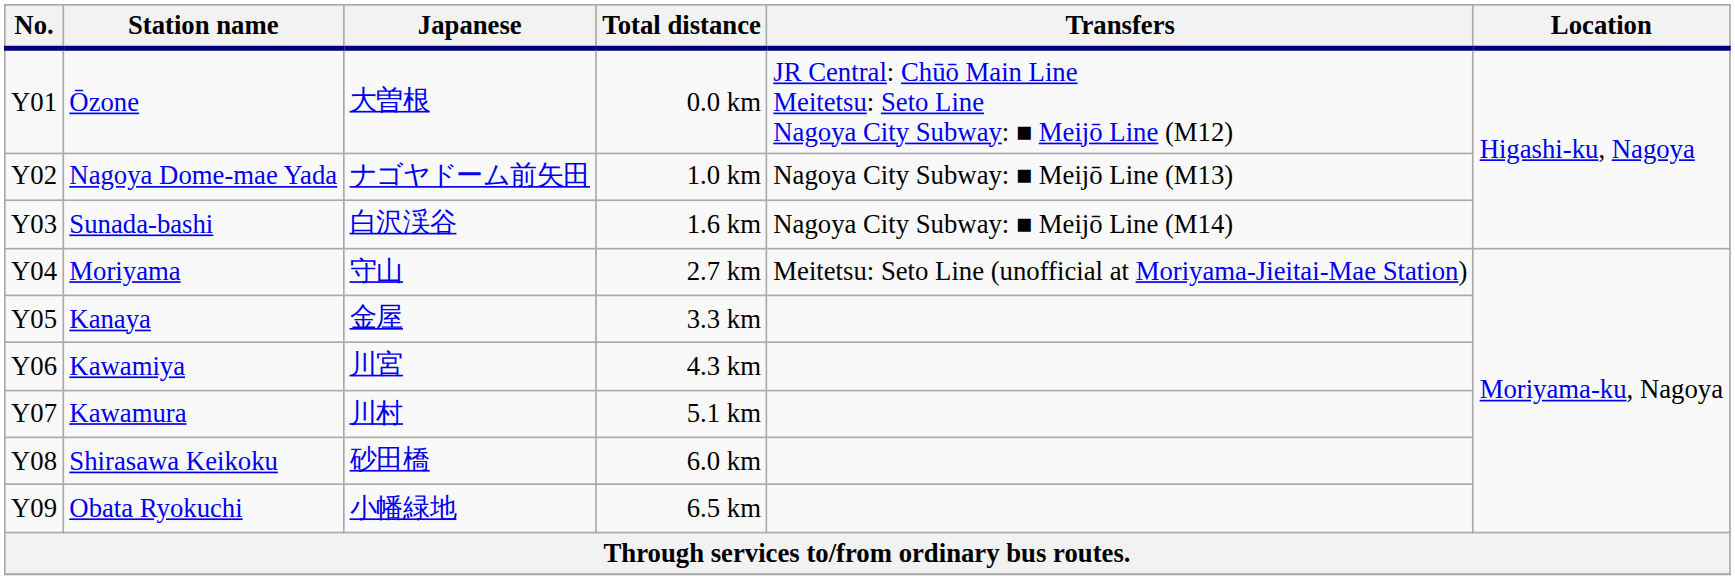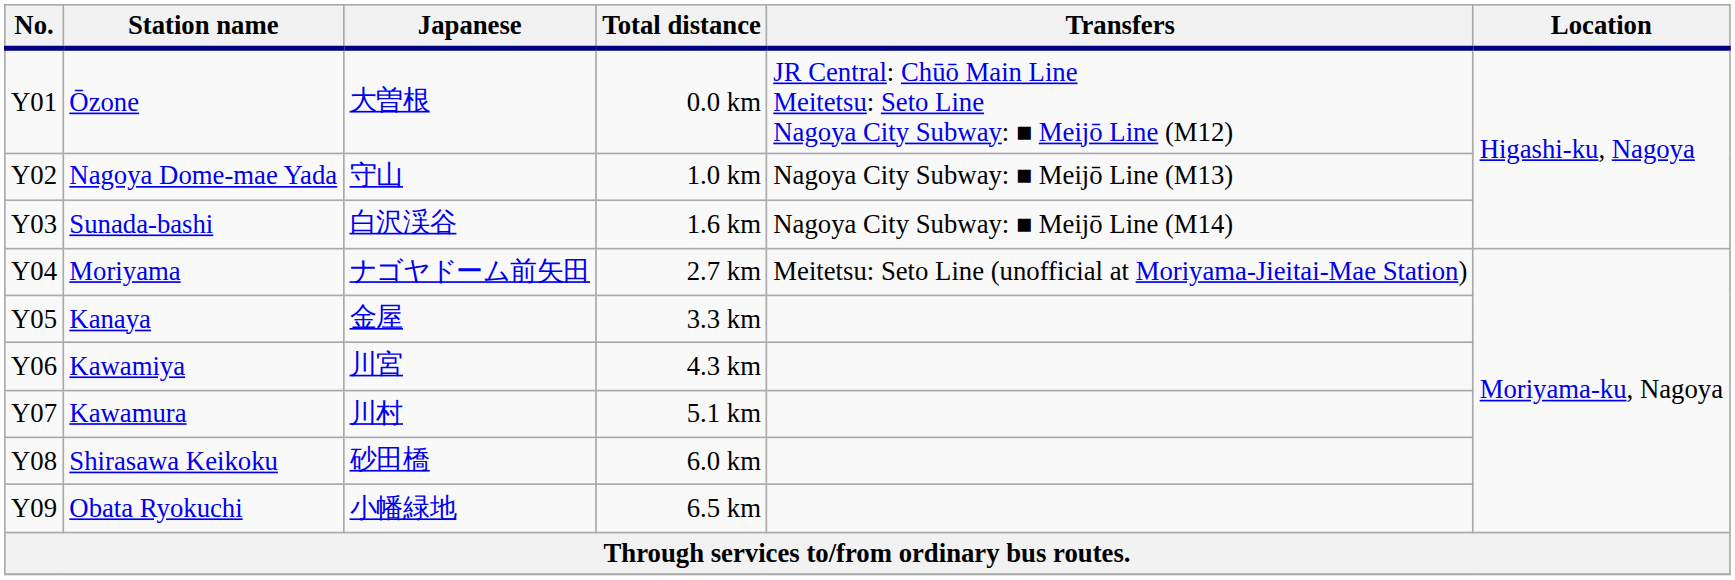(470, 175) ナゴヤドーム前矢田 -> (376, 175) 守山
(376, 270) 守山 -> (470, 270) ナゴヤドーム前矢田
